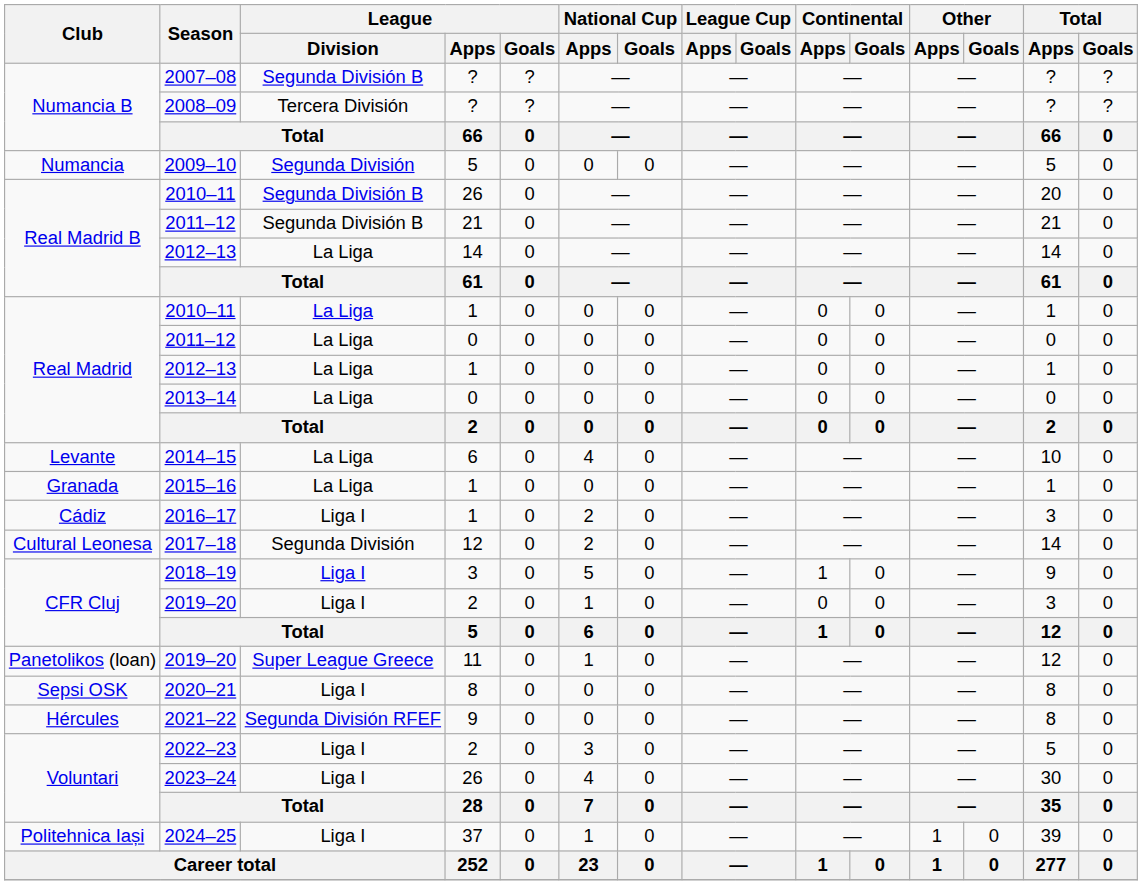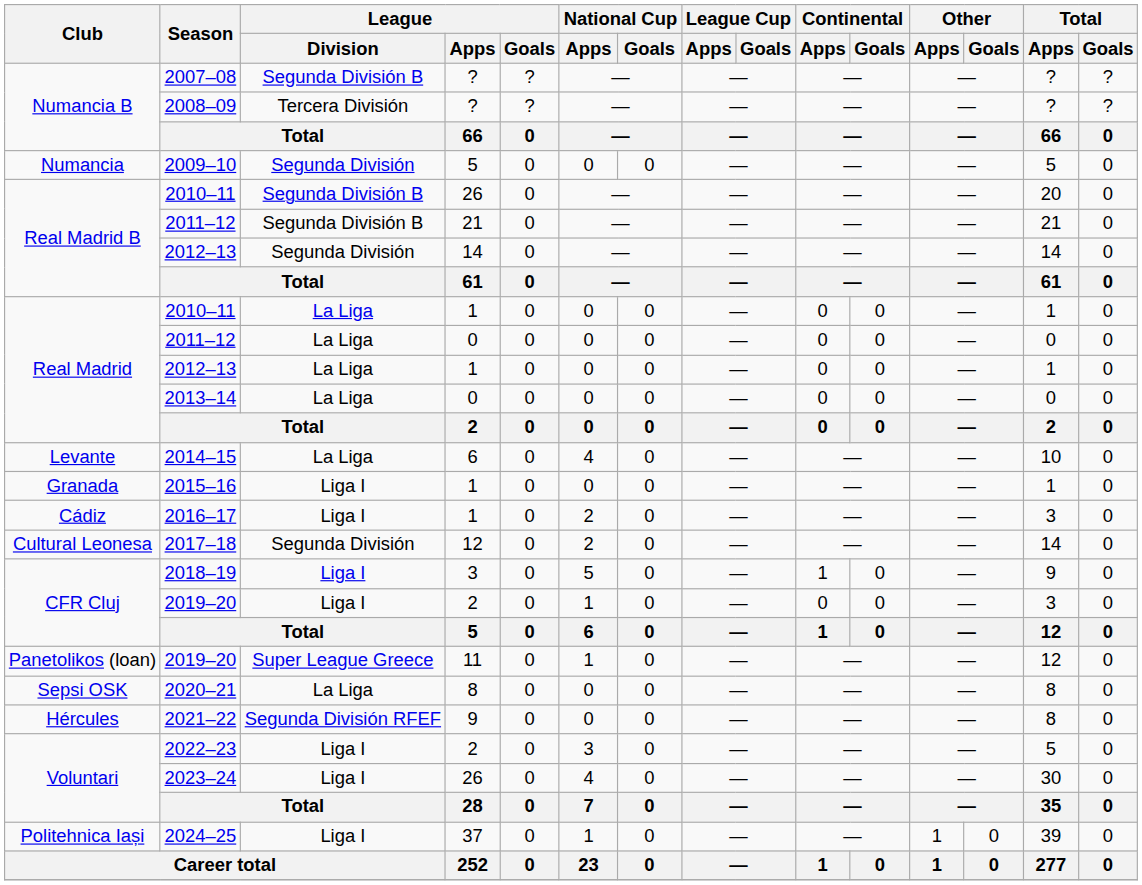(343, 252) La Liga -> (343, 252) Segunda División
(343, 485) La Liga -> (343, 485) Liga I
(343, 690) Liga I -> (343, 690) La Liga
